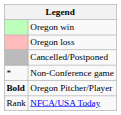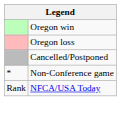- row: (71, 88)
